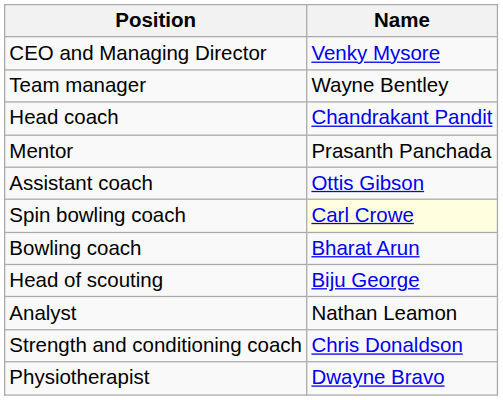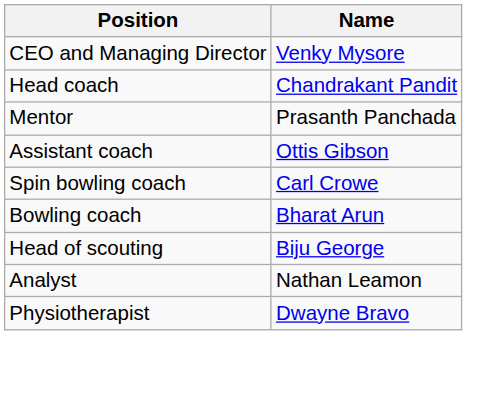- row: (78, 85)
(363, 215) lightyellow background -> (327, 183) no background
- row: (156, 345)
